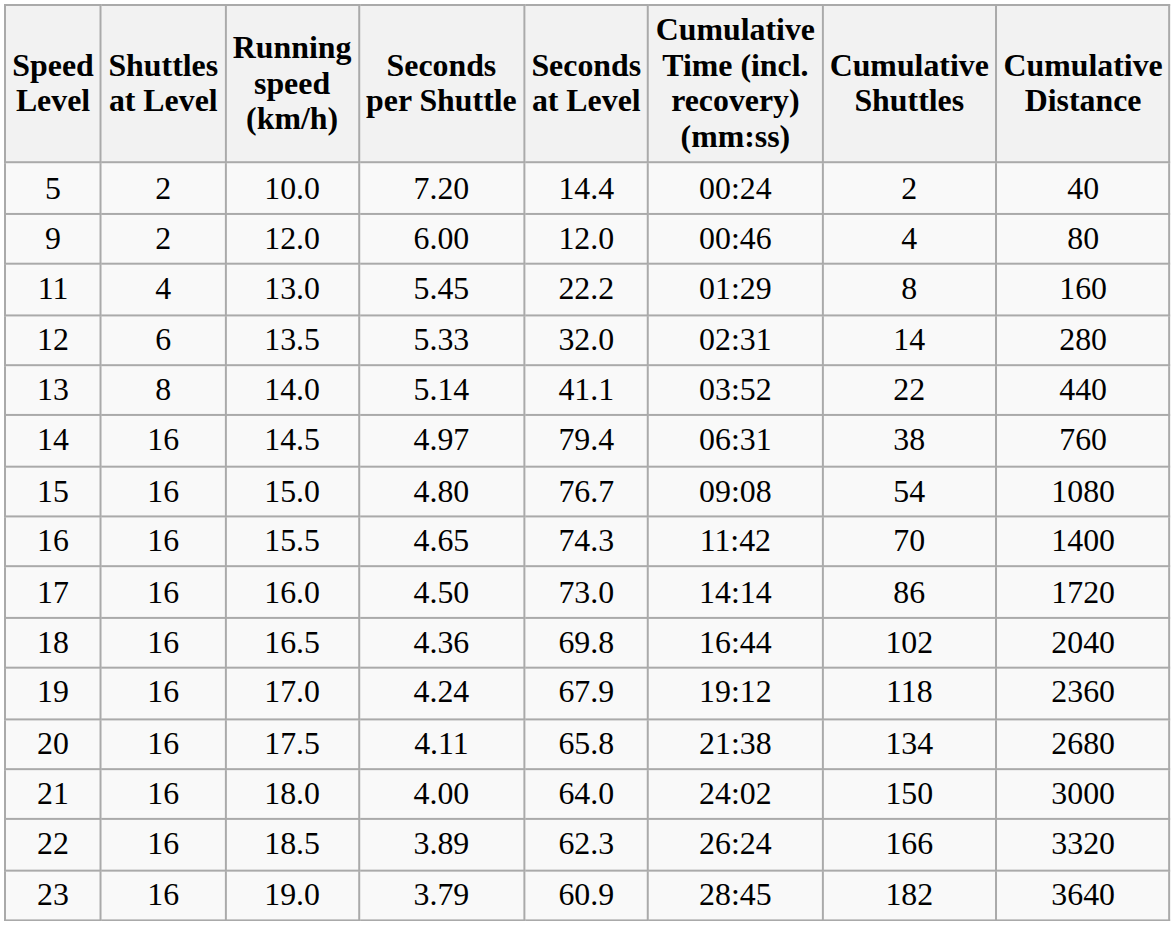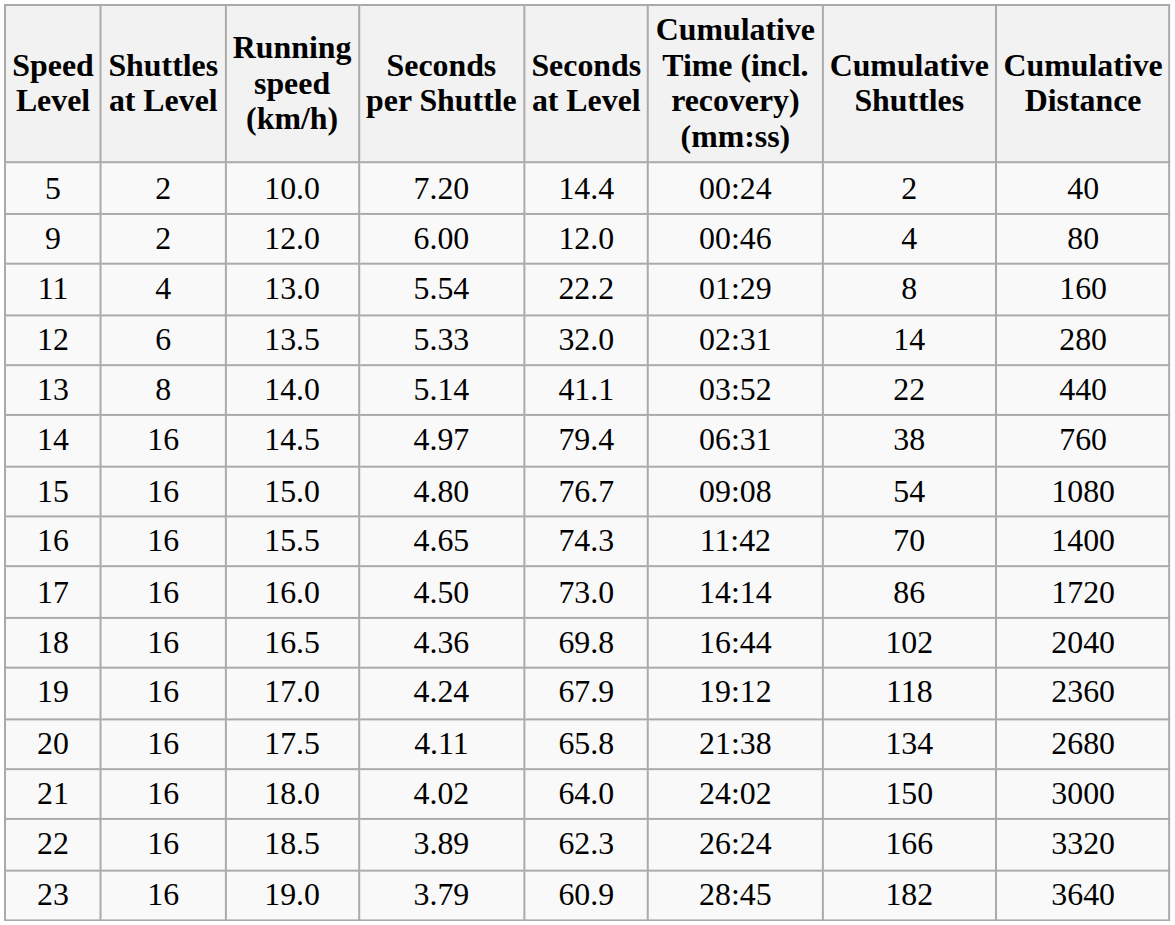(441, 288) 5.45 -> (441, 288) 5.54
(441, 793) 4.00 -> (441, 793) 4.02
